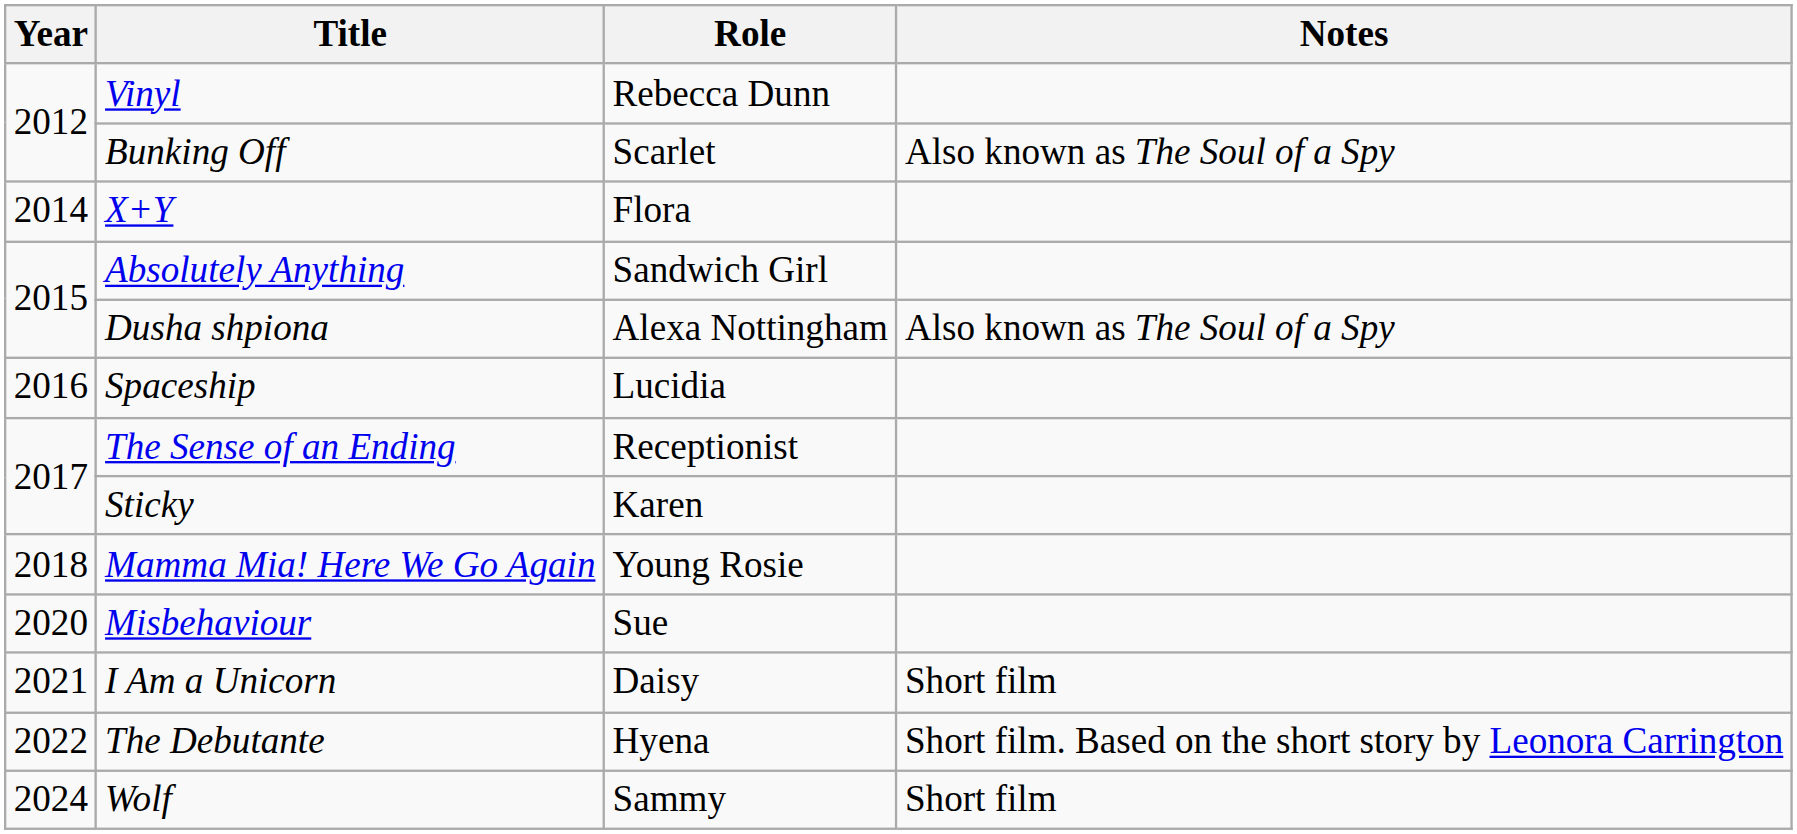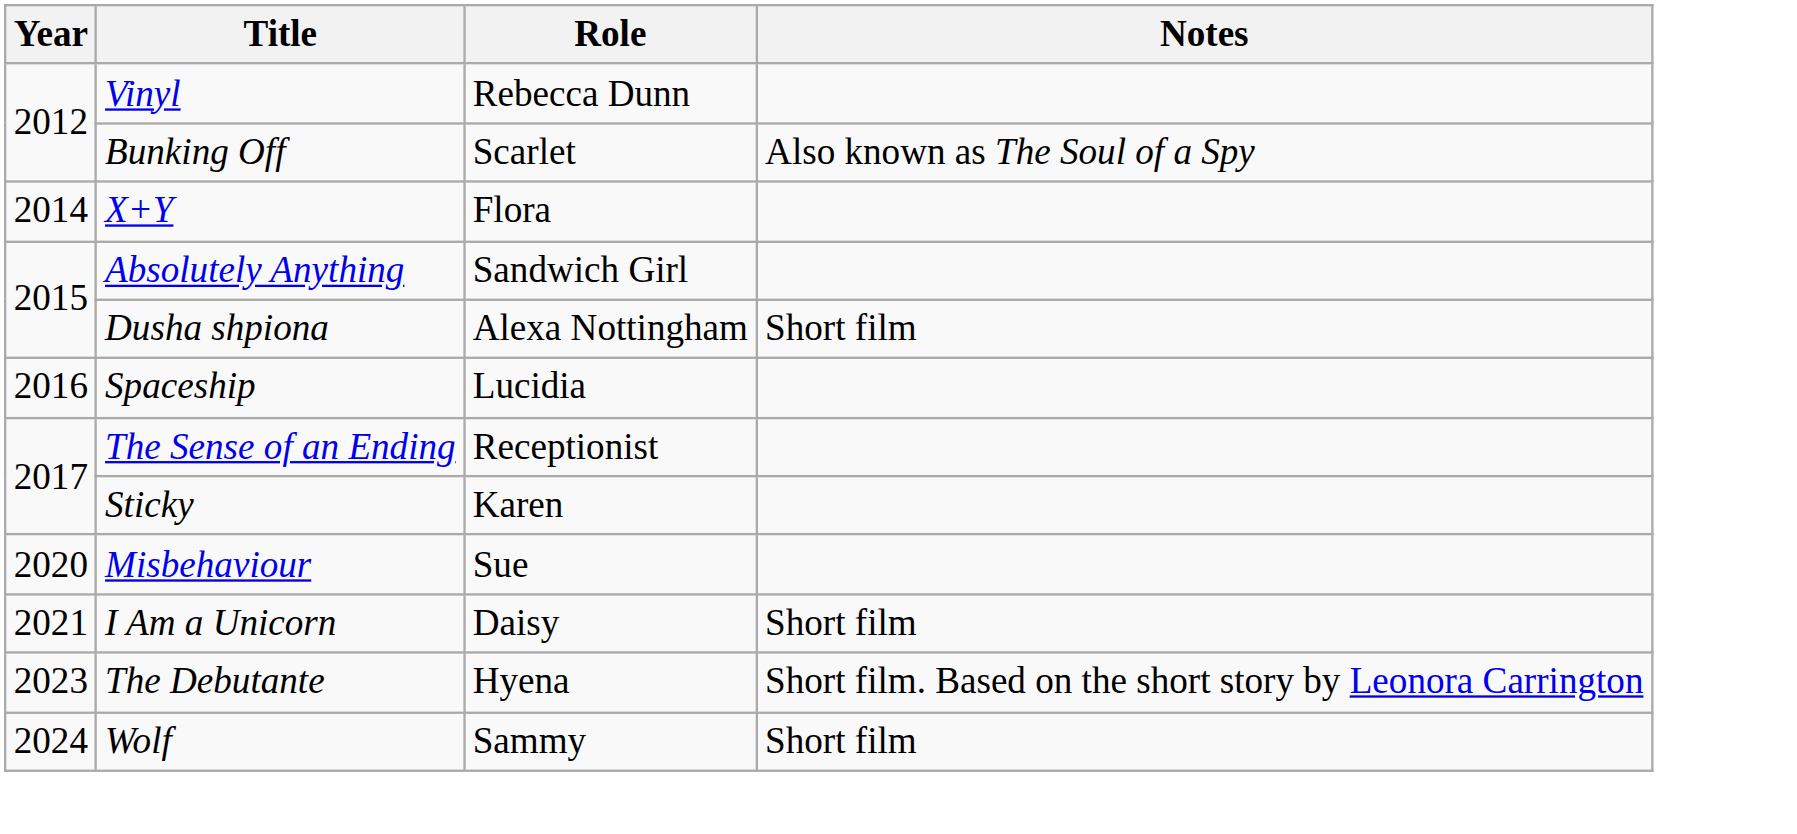(1150, 328) Also known as The Soul of a Spy -> (841, 328) Short film
- row: (350, 563)
(51, 740) 2022 -> (51, 681) 2023
